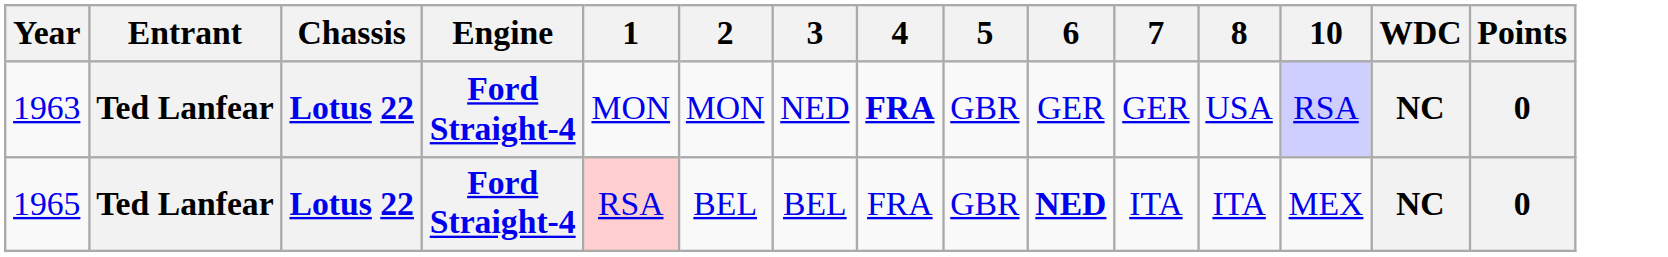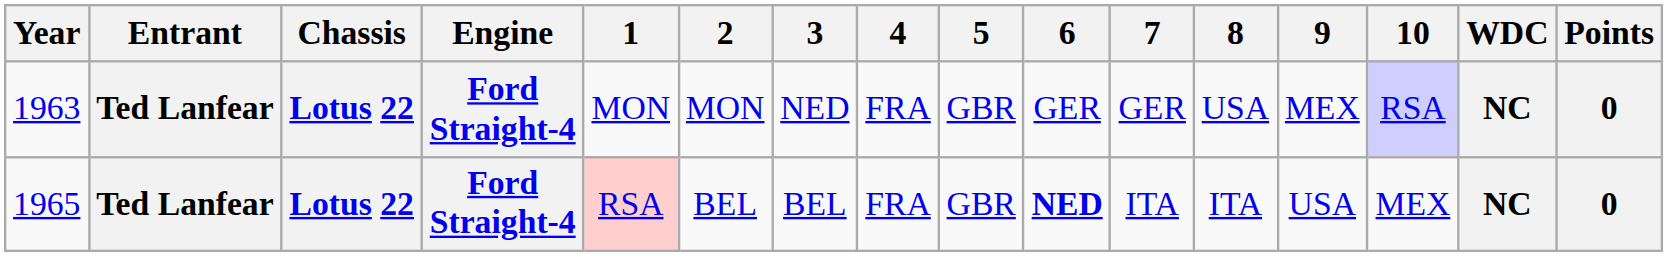+ column: (1322, 32)
(900, 108) bold -> (898, 108) normal
